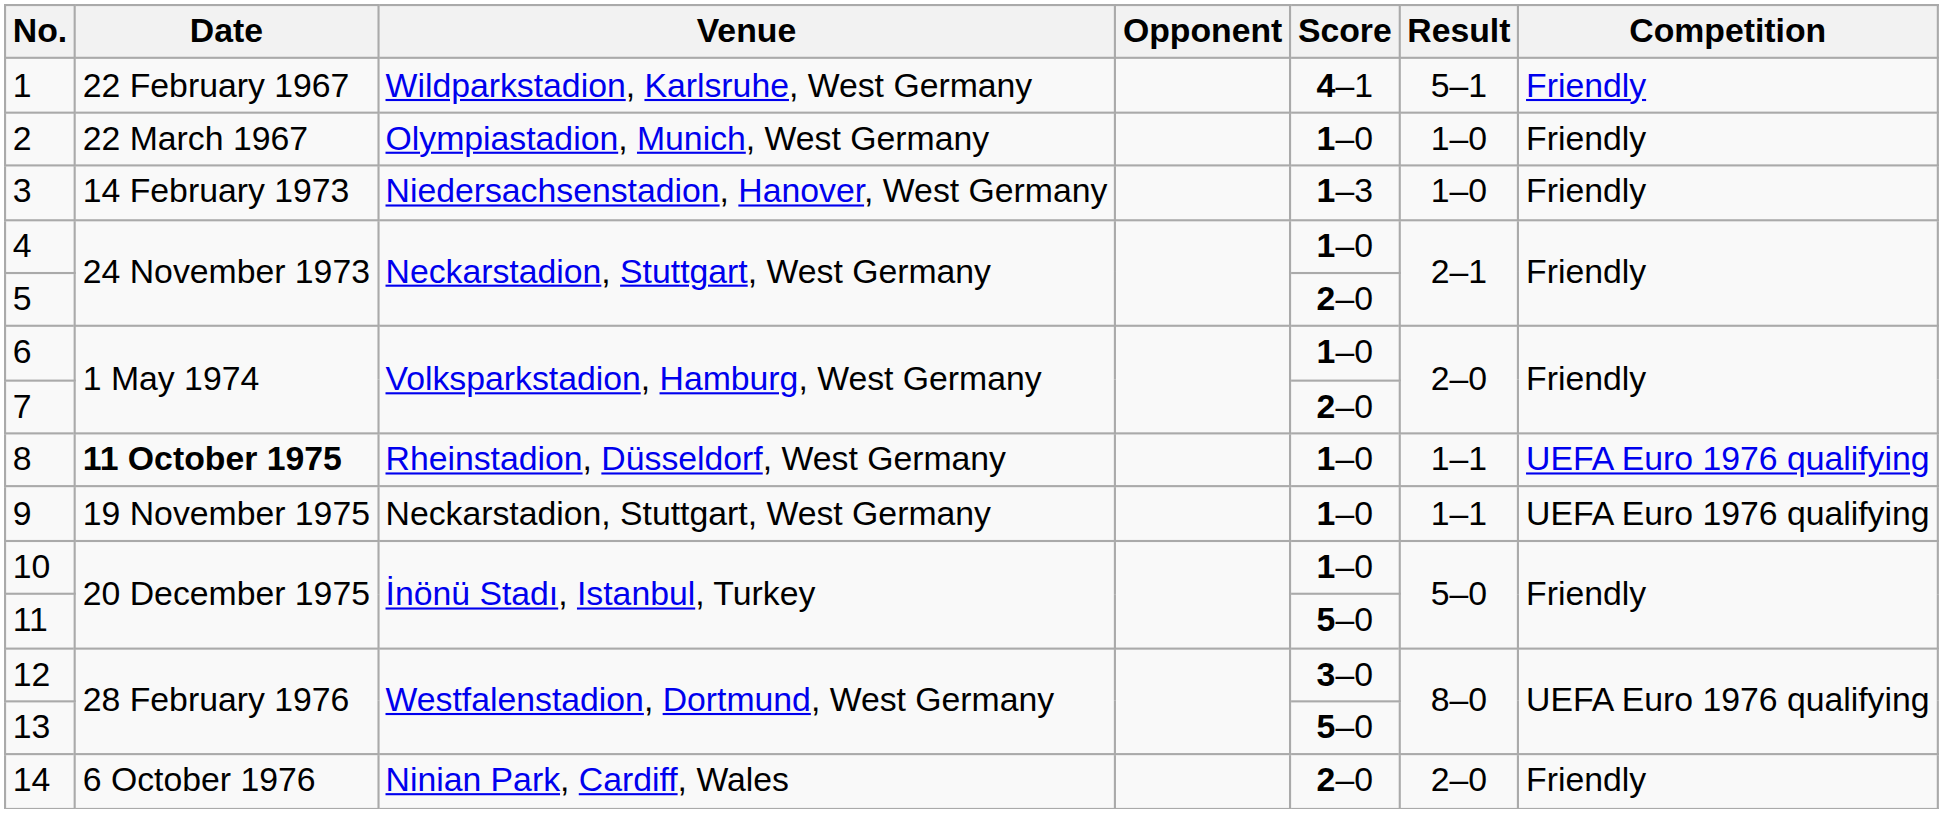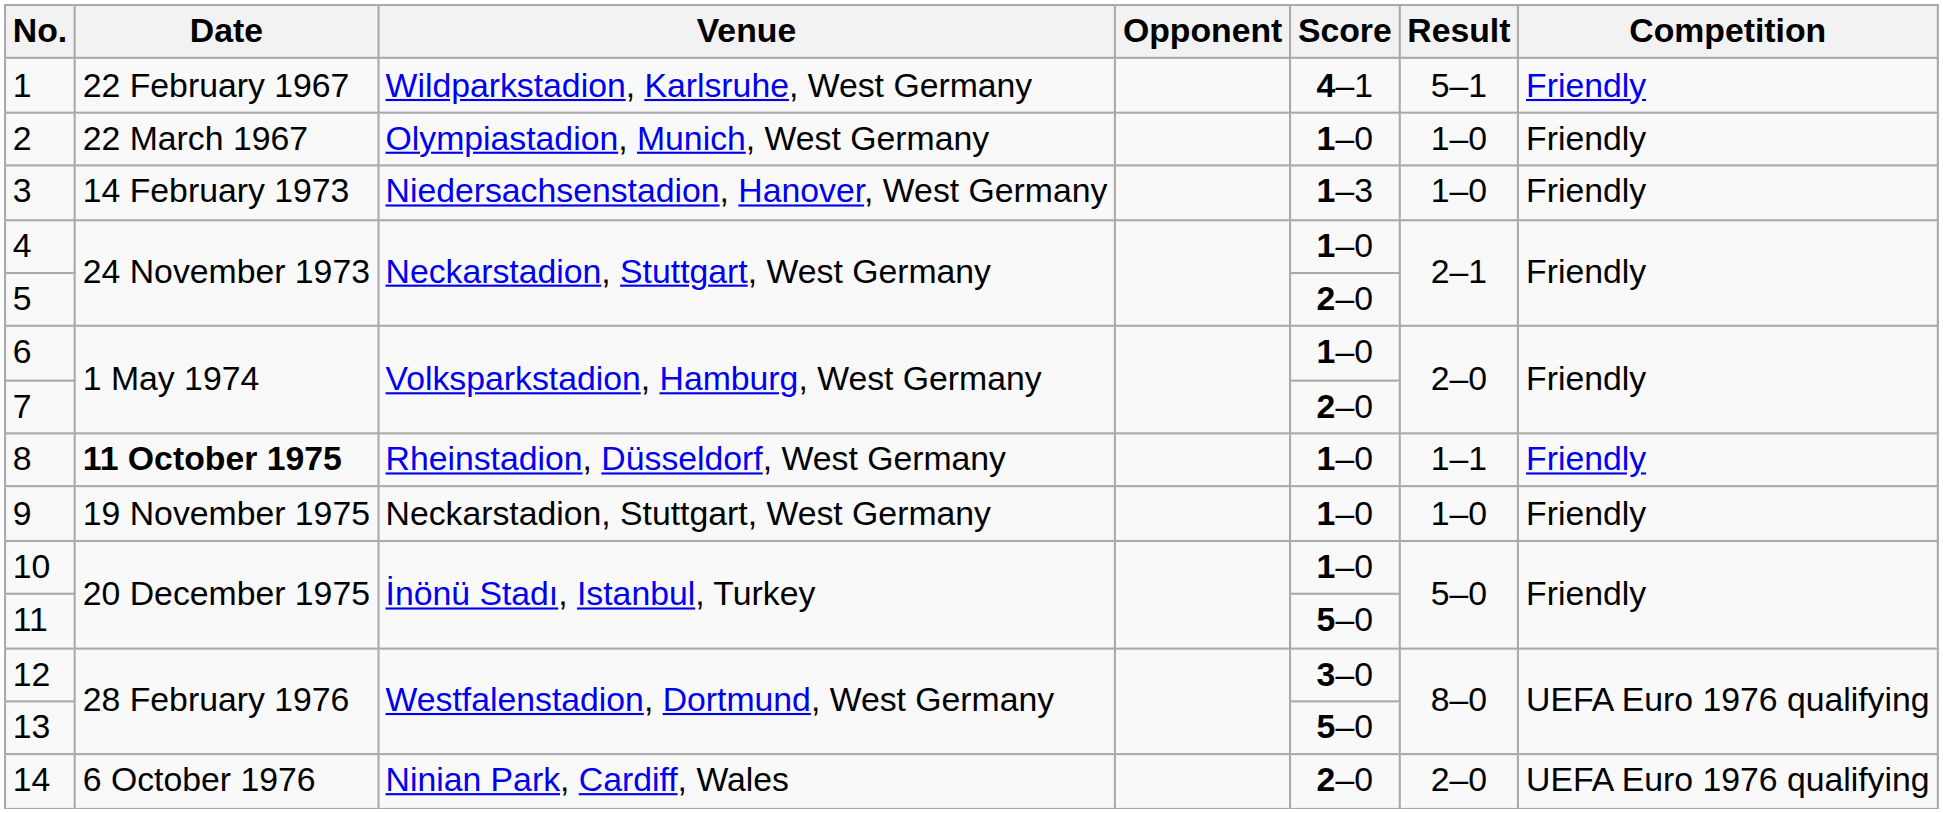(1728, 459) UEFA Euro 1976 qualifying -> (1586, 459) Friendly
(1459, 513) 1–1 -> (1459, 513) 1–0
(1728, 513) UEFA Euro 1976 qualifying -> (1586, 513) Friendly
(1586, 780) Friendly -> (1728, 780) UEFA Euro 1976 qualifying
